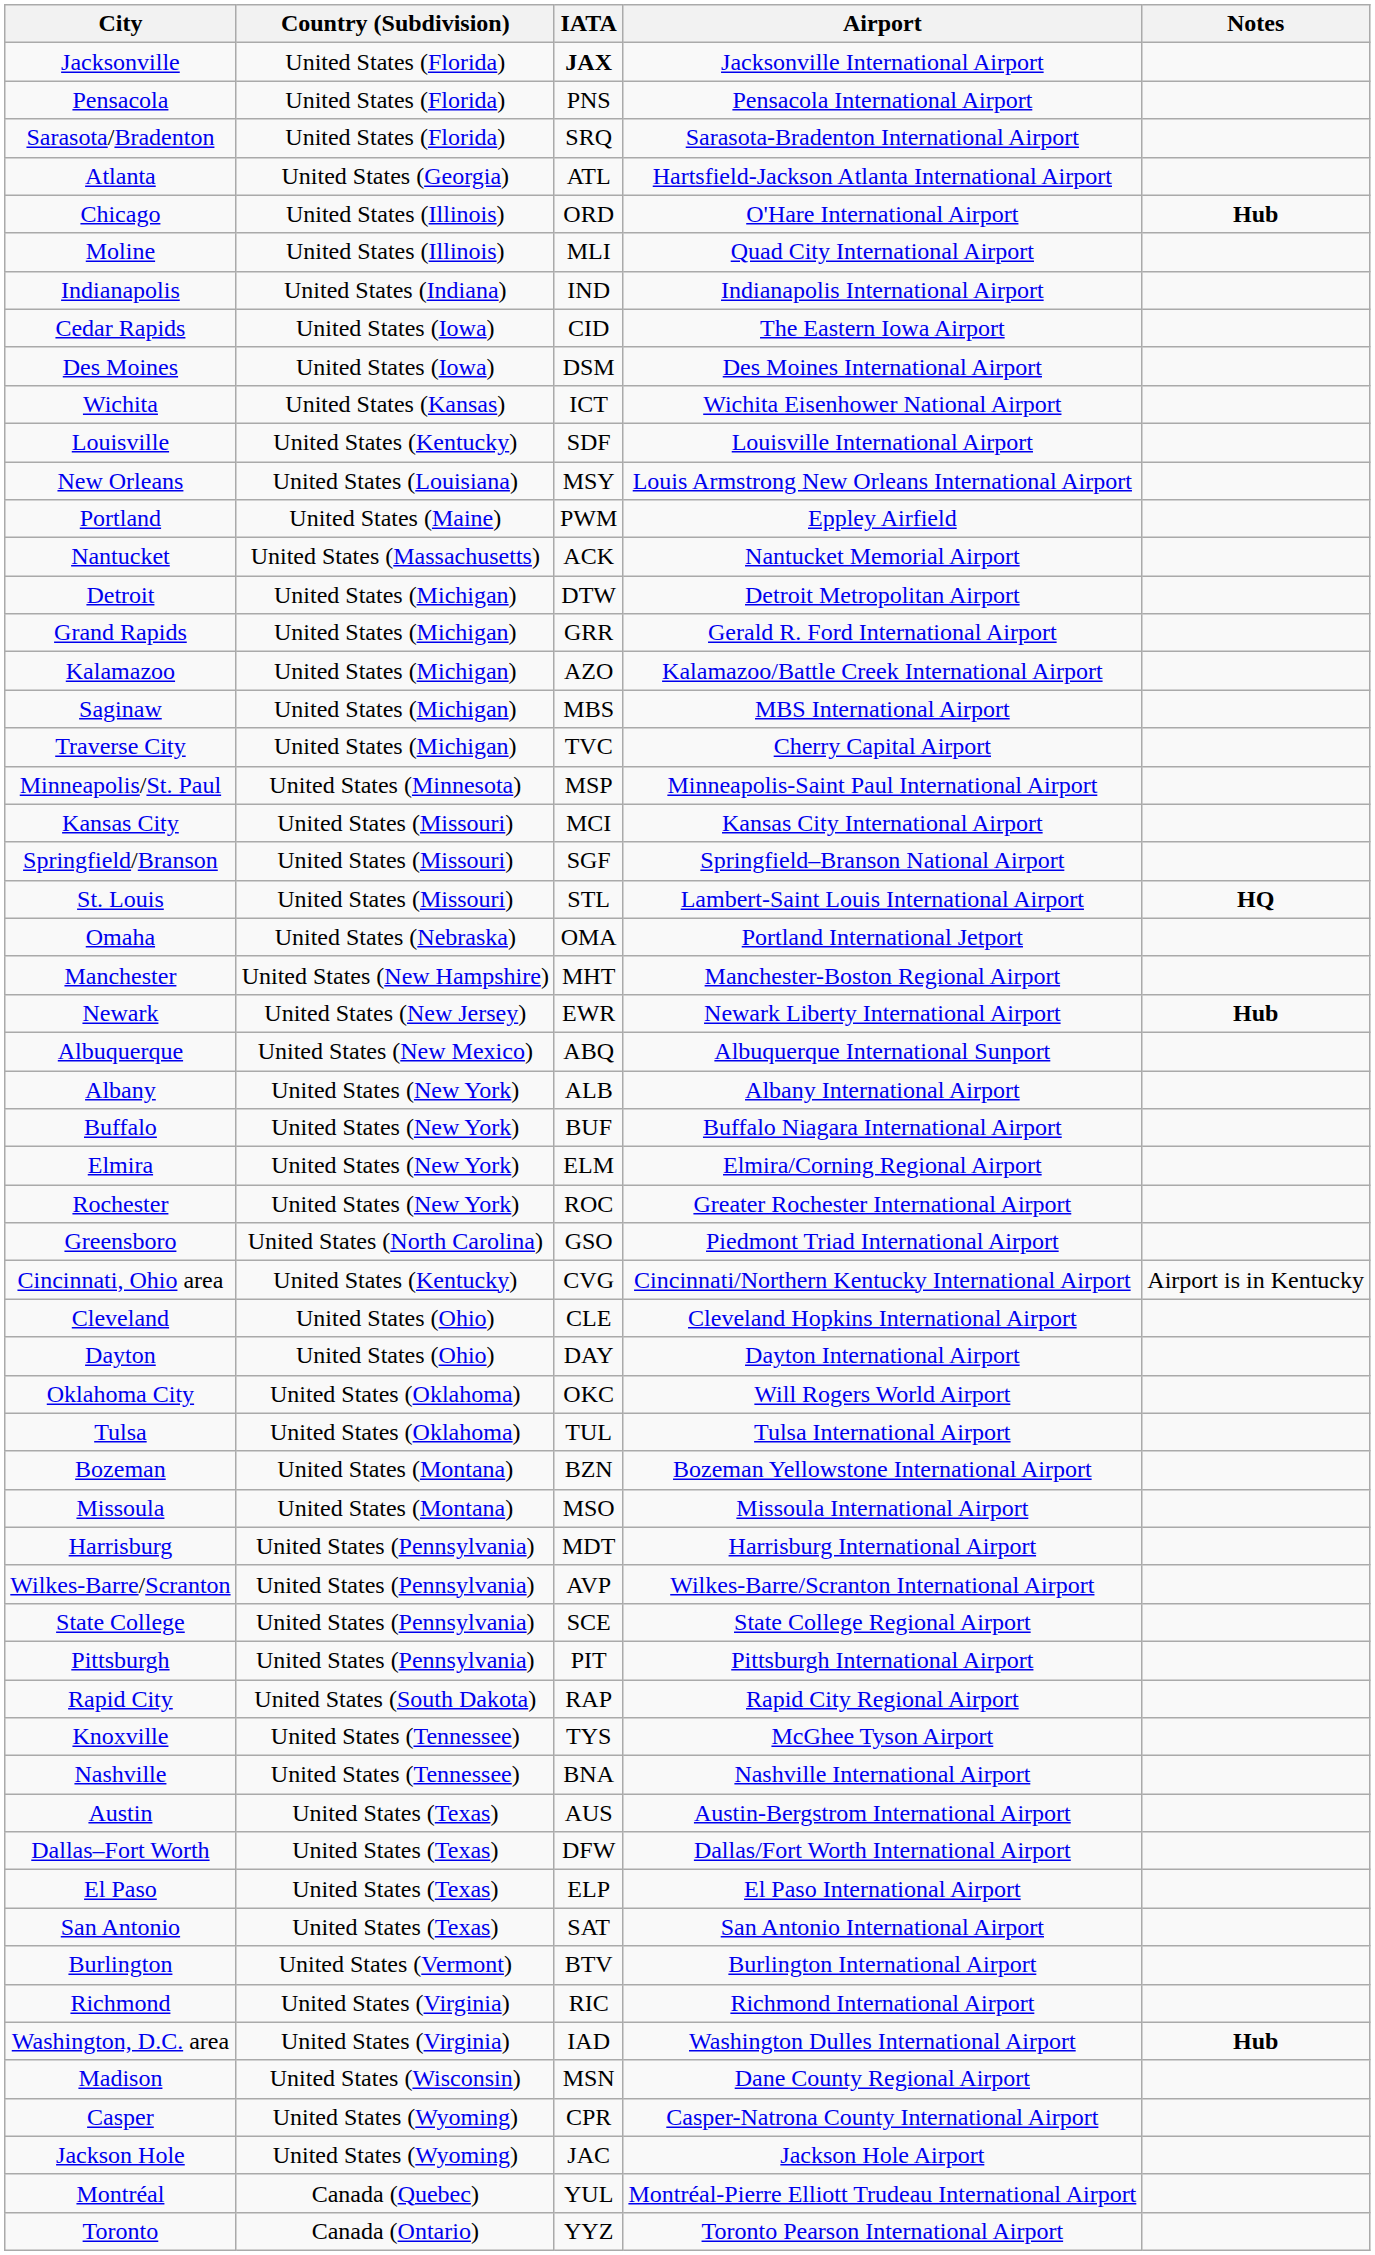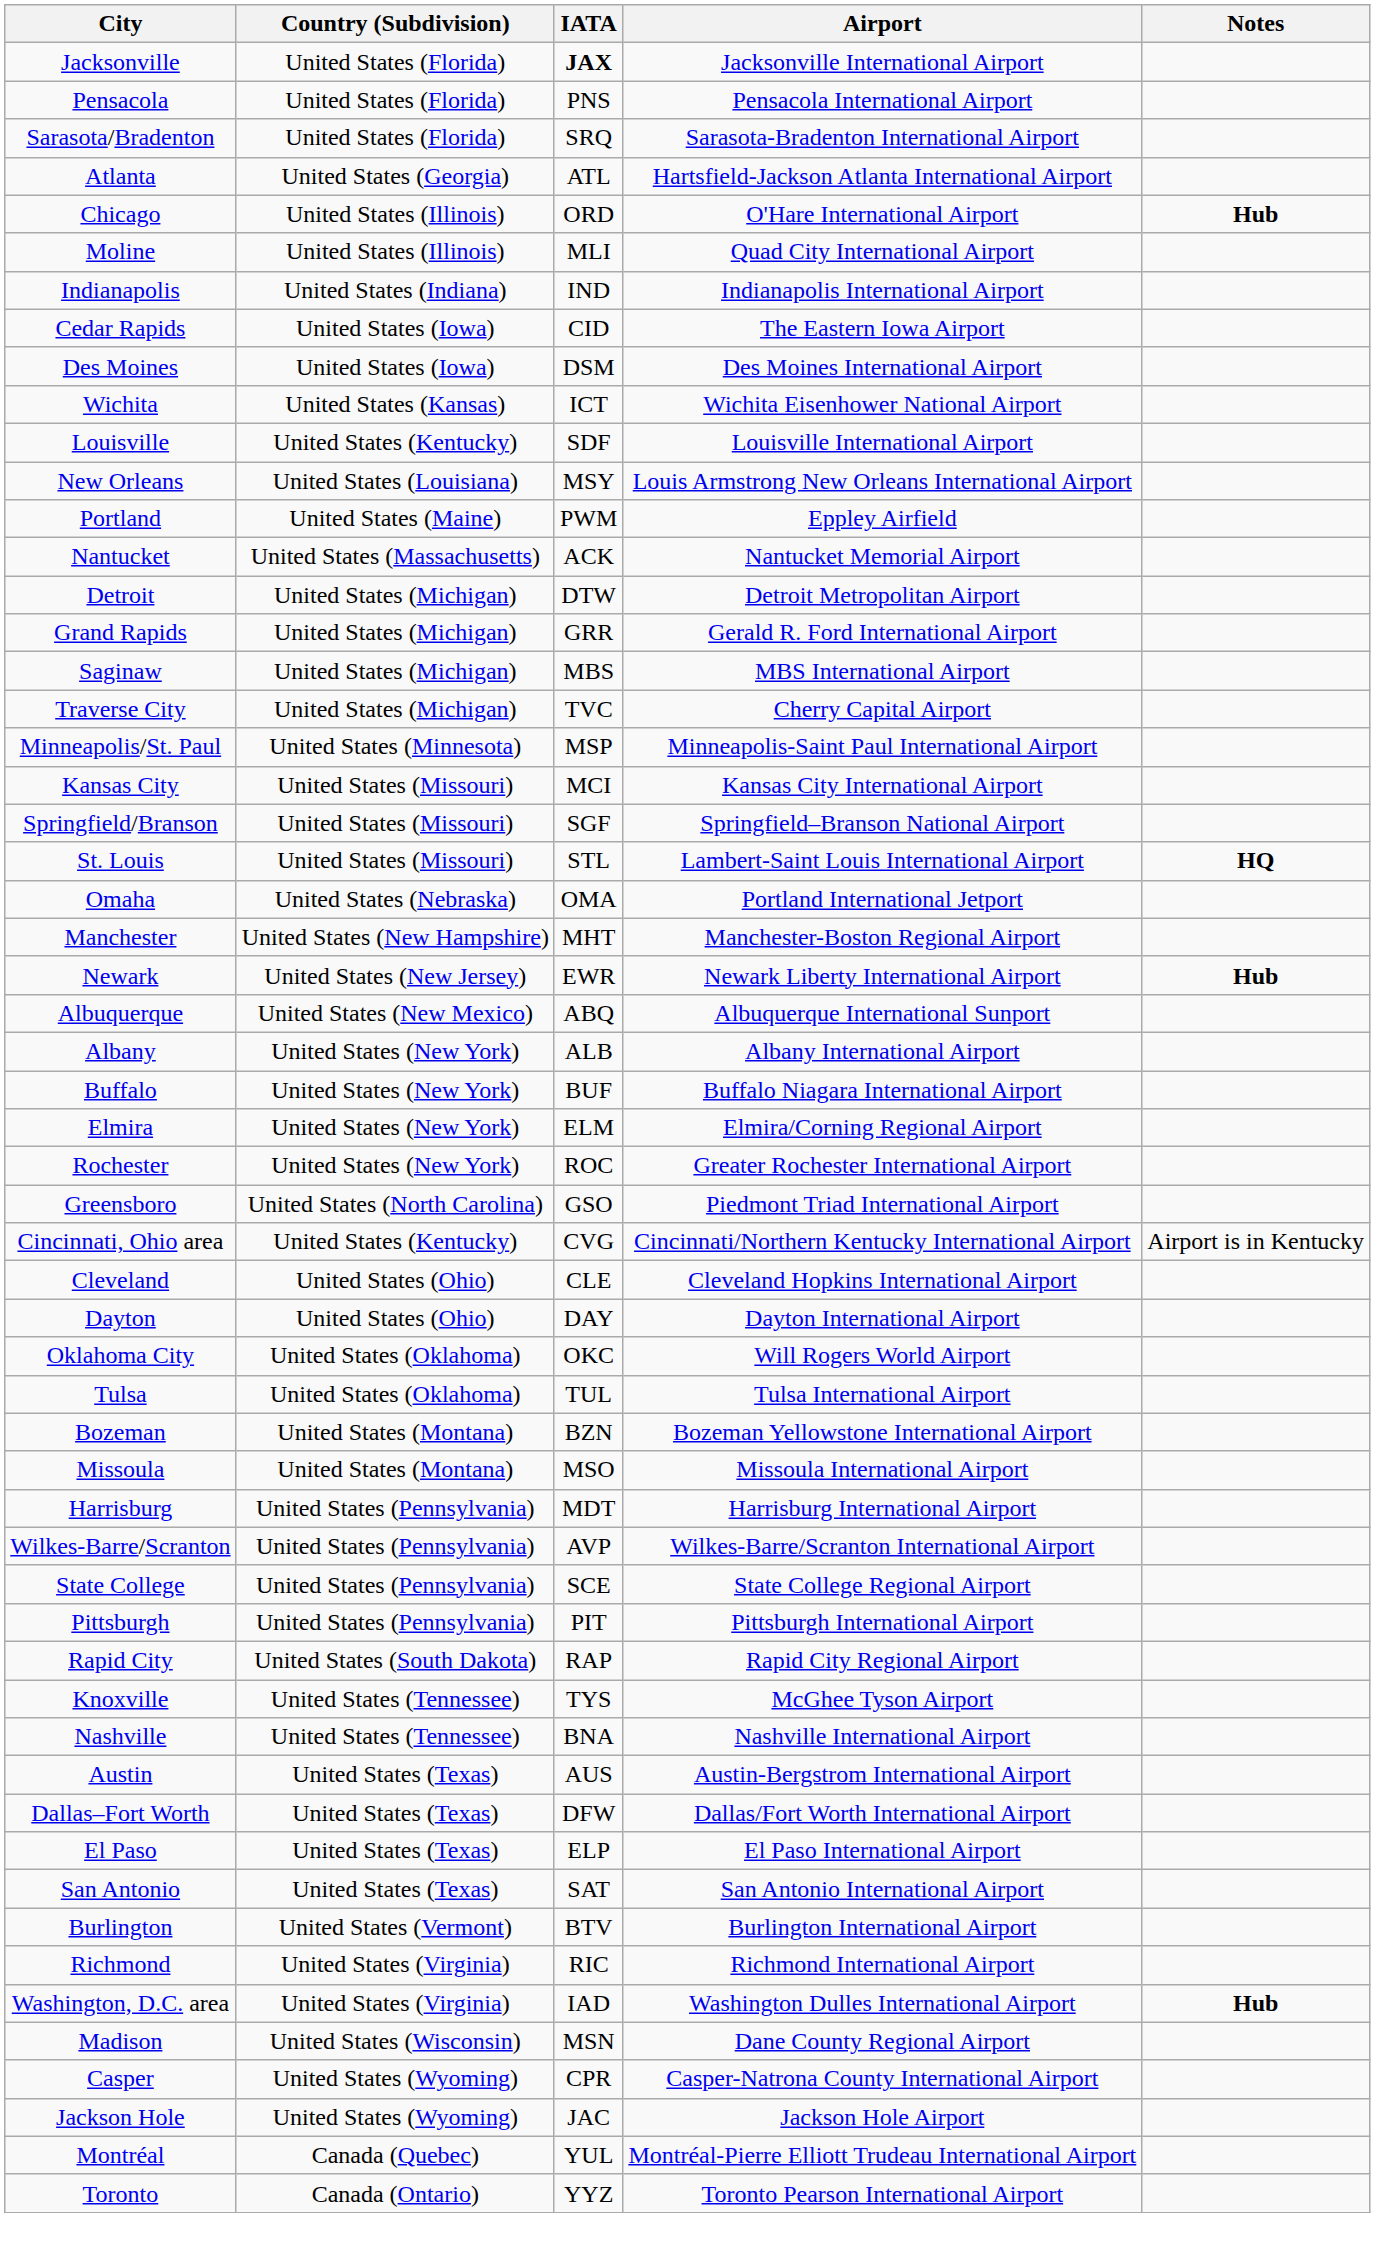- row: (120, 670)
